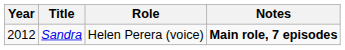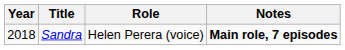(21, 34) 2012 -> (21, 34) 2018
